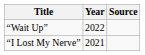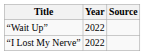(95, 43) 2021 -> (95, 43) 2022
